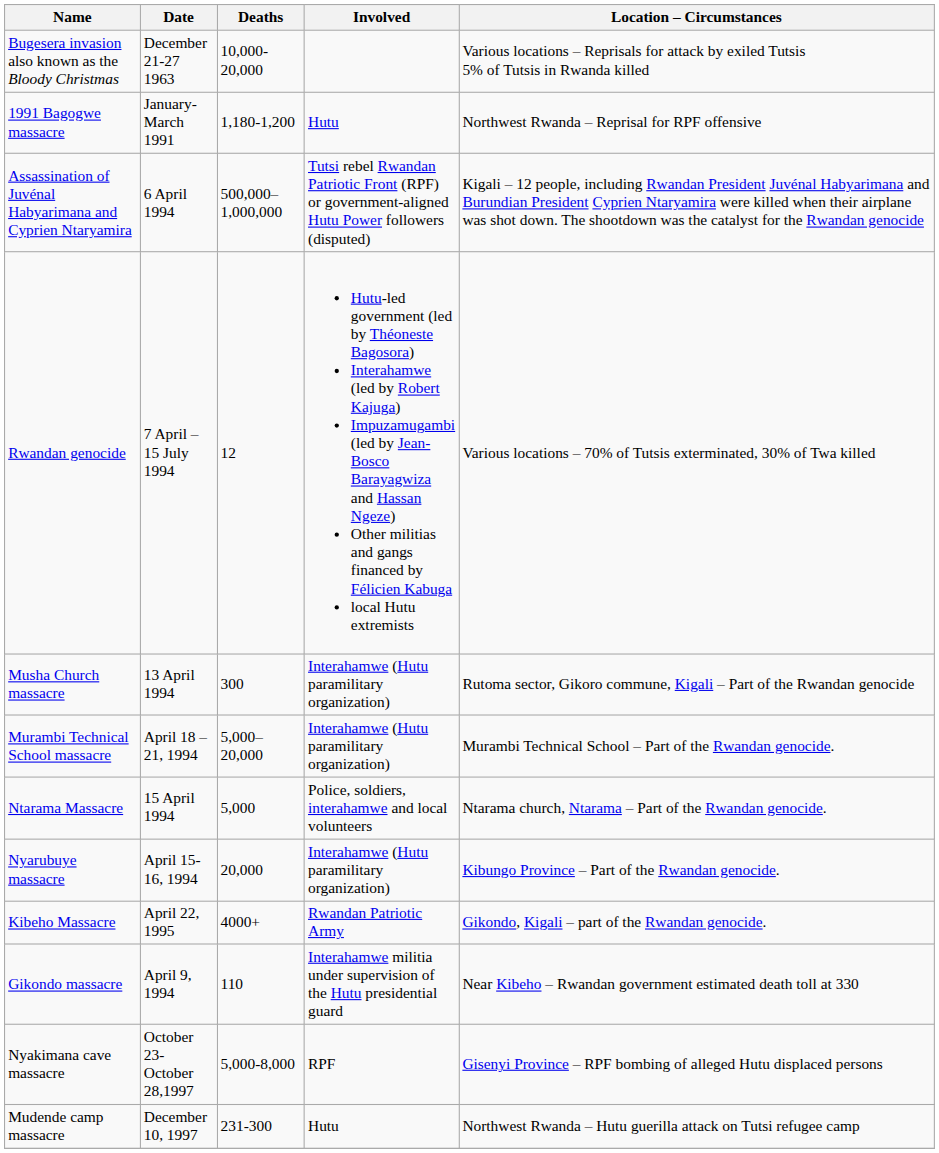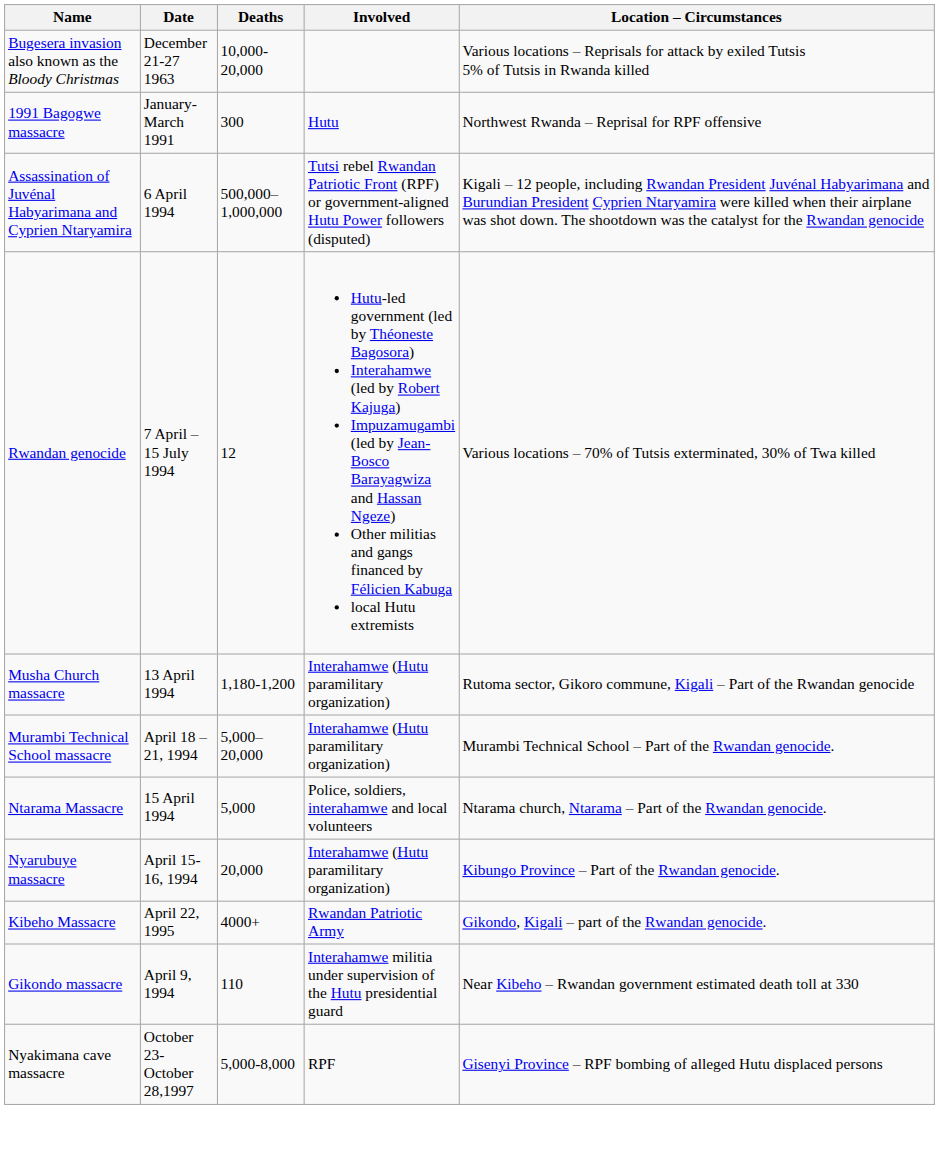(258, 122) 1,180-1,200 -> (232, 122) 300
(232, 684) 300 -> (258, 684) 1,180-1,200
- row: (56, 1126)
